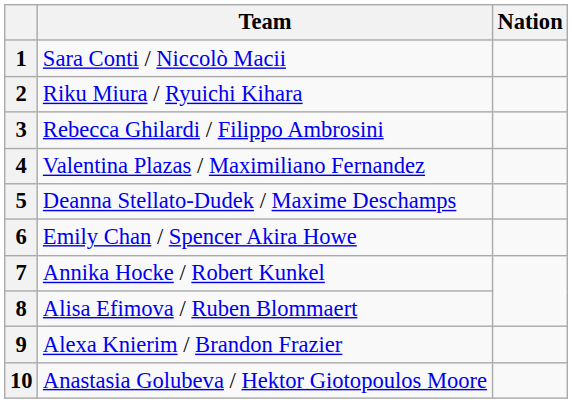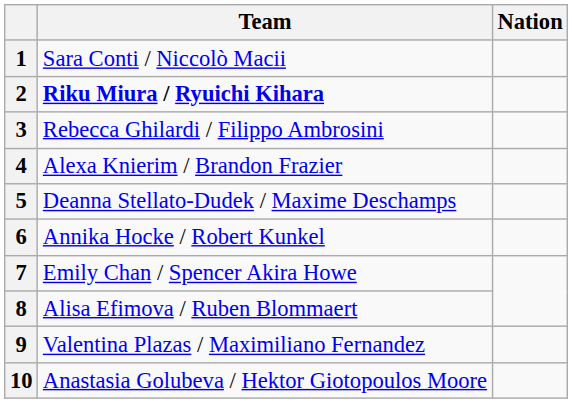(173, 93) normal -> (183, 93) bold
(234, 165) Valentina Plazas / Maximiliano Fernandez -> (193, 165) Alexa Knierim / Brandon Frazier
(200, 237) Emily Chan / Spencer Akira Howe -> (184, 237) Annika Hocke / Robert Kunkel
(184, 272) Annika Hocke / Robert Kunkel -> (200, 272) Emily Chan / Spencer Akira Howe
(193, 344) Alexa Knierim / Brandon Frazier -> (234, 344) Valentina Plazas / Maximiliano Fernandez
